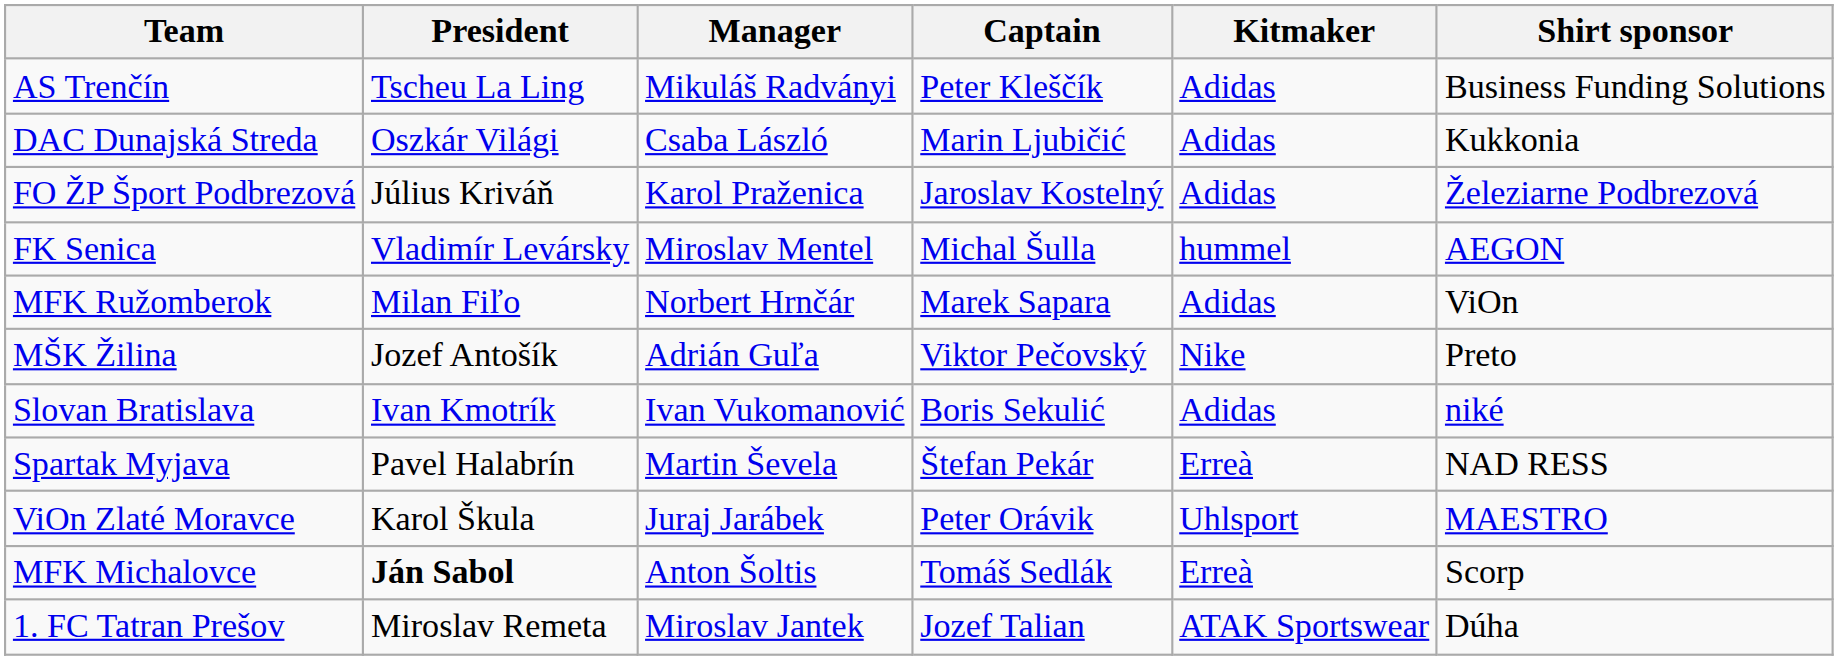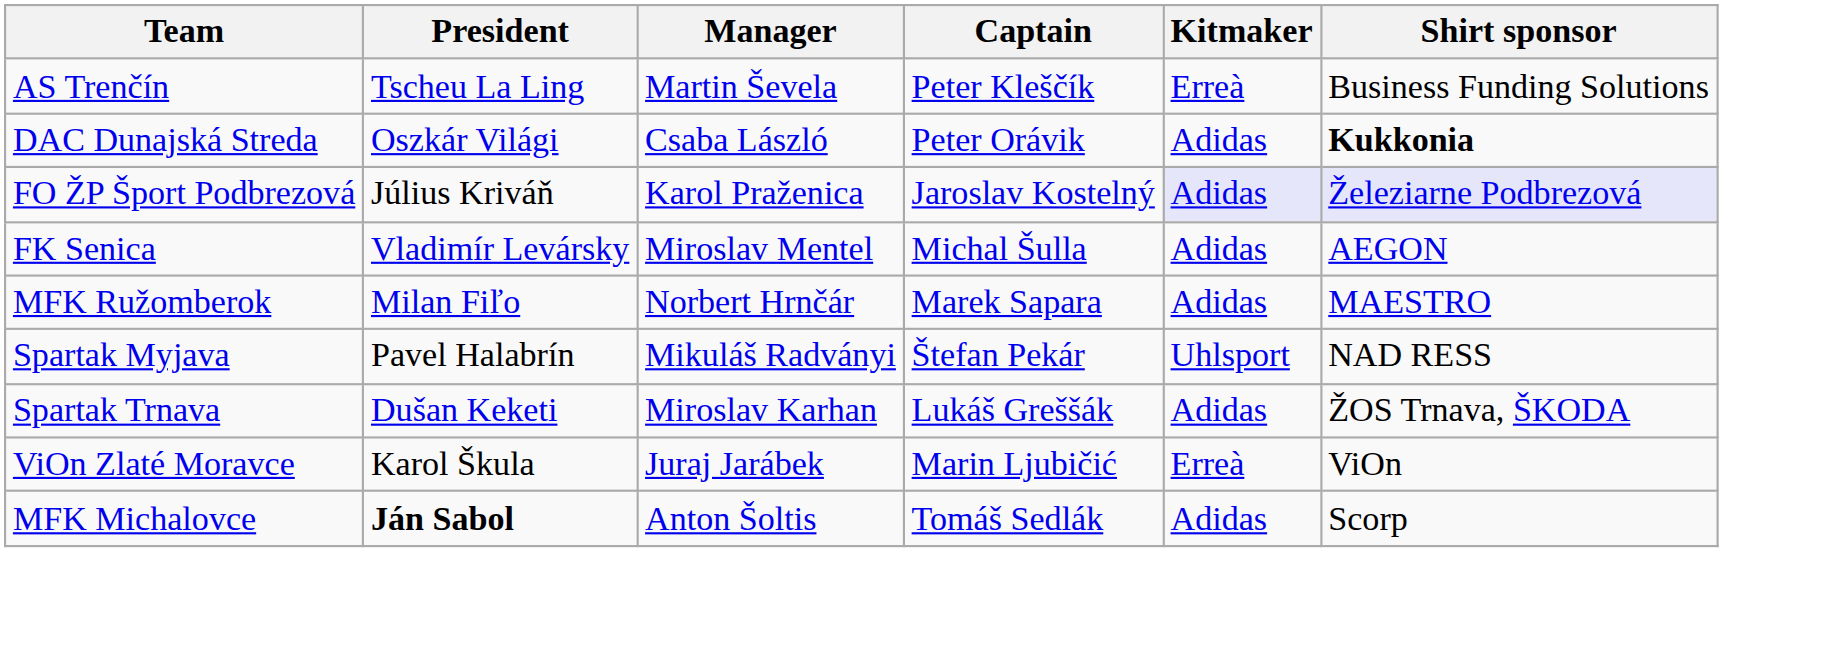(770, 85) Mikuláš Radványi -> (741, 85) Martin Ševela
(1228, 85) Adidas -> (1207, 85) Erreà
(1023, 139) Marin Ljubičić -> (998, 139) Peter Orávik
(1512, 139) normal -> (1401, 139) bold
(1228, 193) no background -> (1219, 193) lavender background
(1602, 193) no background -> (1485, 193) lavender background
(1235, 247) hummel -> (1219, 247) Adidas
(1482, 301) ViOn -> (1410, 301) MAESTRO
- row: (95, 355)
- row: (134, 409)
(741, 463) Martin Ševela -> (770, 355) Mikuláš Radványi
(1216, 463) Erreà -> (1230, 355) Uhlsport
+ row: (117, 409)
(1007, 517) Peter Orávik -> (1014, 463) Marin Ljubičić
(1239, 517) Uhlsport -> (1207, 463) Erreà
(1526, 517) MAESTRO -> (1365, 463) ViOn
(1216, 572) Erreà -> (1219, 517) Adidas
- row: (149, 626)
